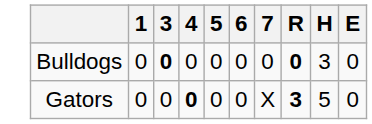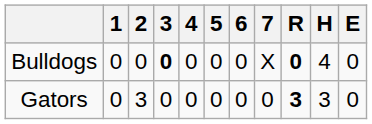+ column: (141, 23)
(268, 61) 0 -> (268, 61) X
(325, 61) 3 -> (325, 61) 4
(191, 99) bold -> (191, 99) normal
(268, 99) X -> (268, 99) 0
(325, 99) 5 -> (325, 99) 3
